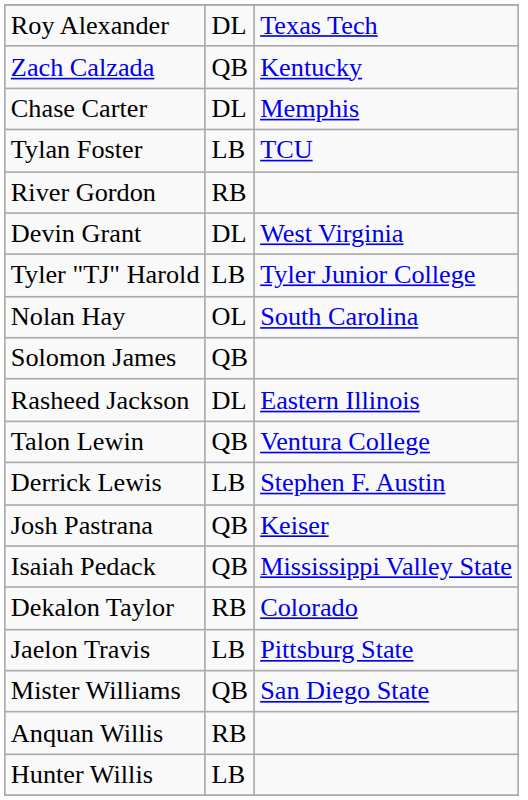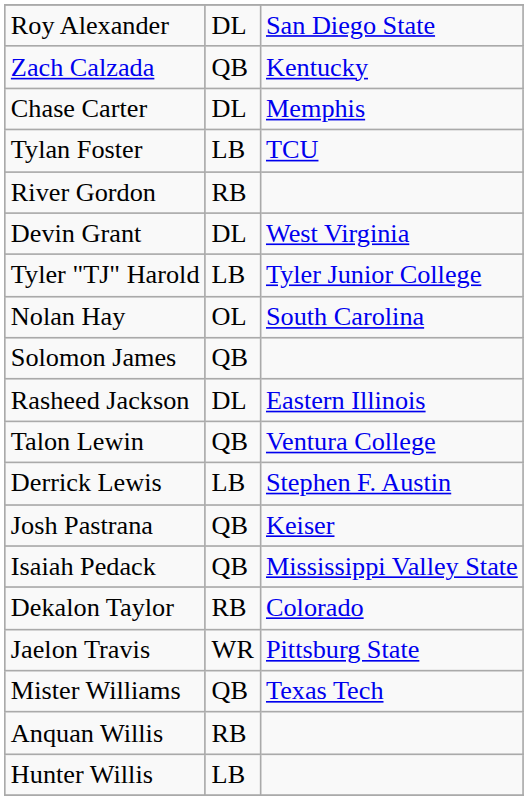(319, 25) Texas Tech -> (351, 25) San Diego State
(228, 649) LB -> (233, 649) WR
(345, 691) San Diego State -> (325, 691) Texas Tech
